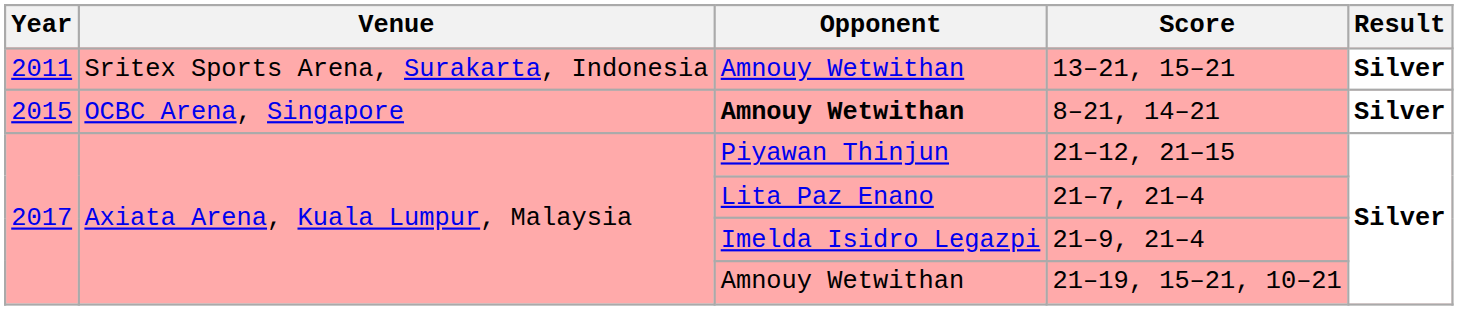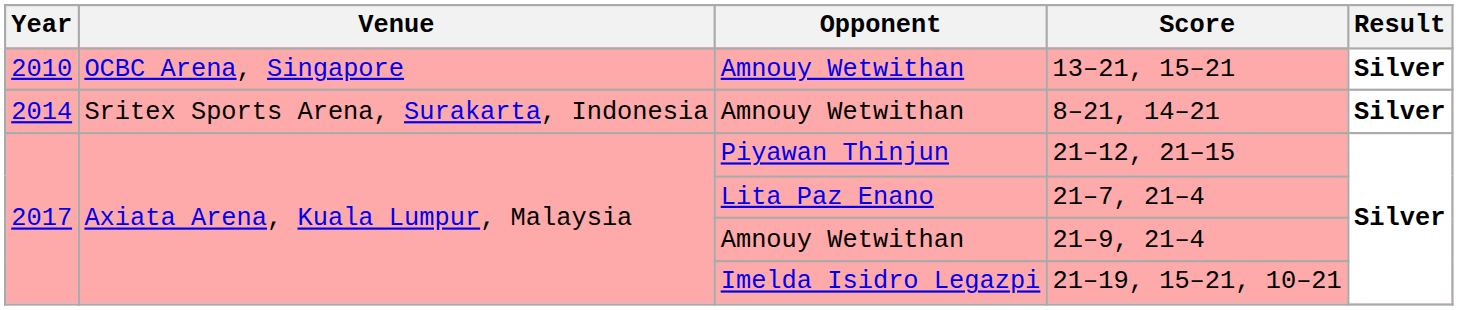(42, 69) 2011 -> (42, 69) 2010
(396, 69) Sritex Sports Arena, Surakarta, Indonesia -> (244, 69) OCBC Arena, Singapore
(42, 111) 2015 -> (42, 111) 2014
(244, 111) OCBC Arena, Singapore -> (396, 111) Sritex Sports Arena, Surakarta, Indonesia
(842, 111) bold -> (842, 111) normal
(881, 239) Imelda Isidro Legazpi -> (842, 239) Amnouy Wetwithan
(842, 282) Amnouy Wetwithan -> (881, 282) Imelda Isidro Legazpi
